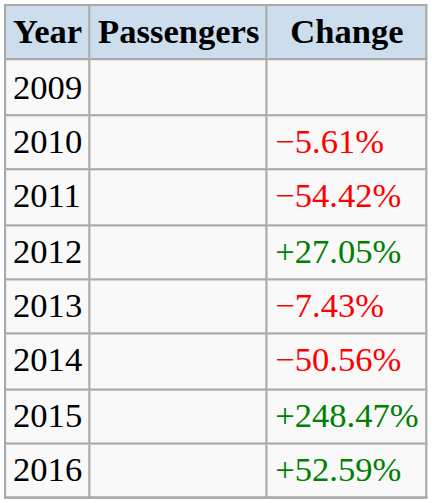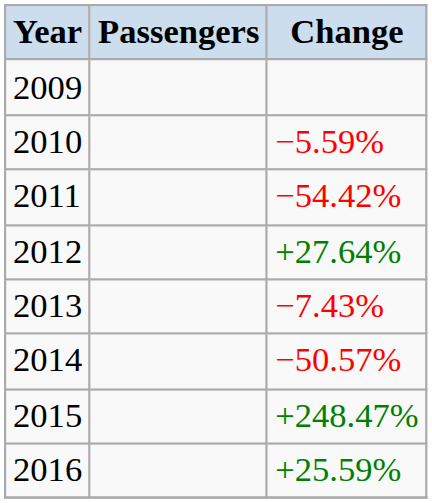(330, 141) −5.61% -> (330, 141) −5.59%
(338, 251) +27.05% -> (338, 251) +27.64%
(338, 360) −50.56% -> (338, 360) −50.57%
(338, 470) +52.59% -> (338, 470) +25.59%
